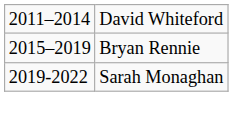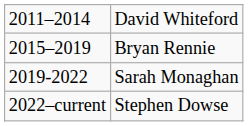+ row: (171, 105)
